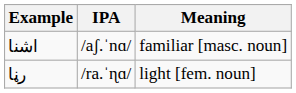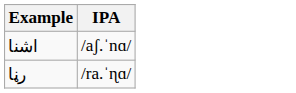- column: (213, 18)
